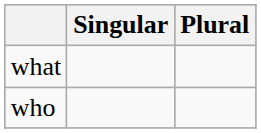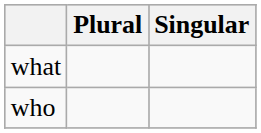columns swapped: (121, 25) <-> (215, 25)
